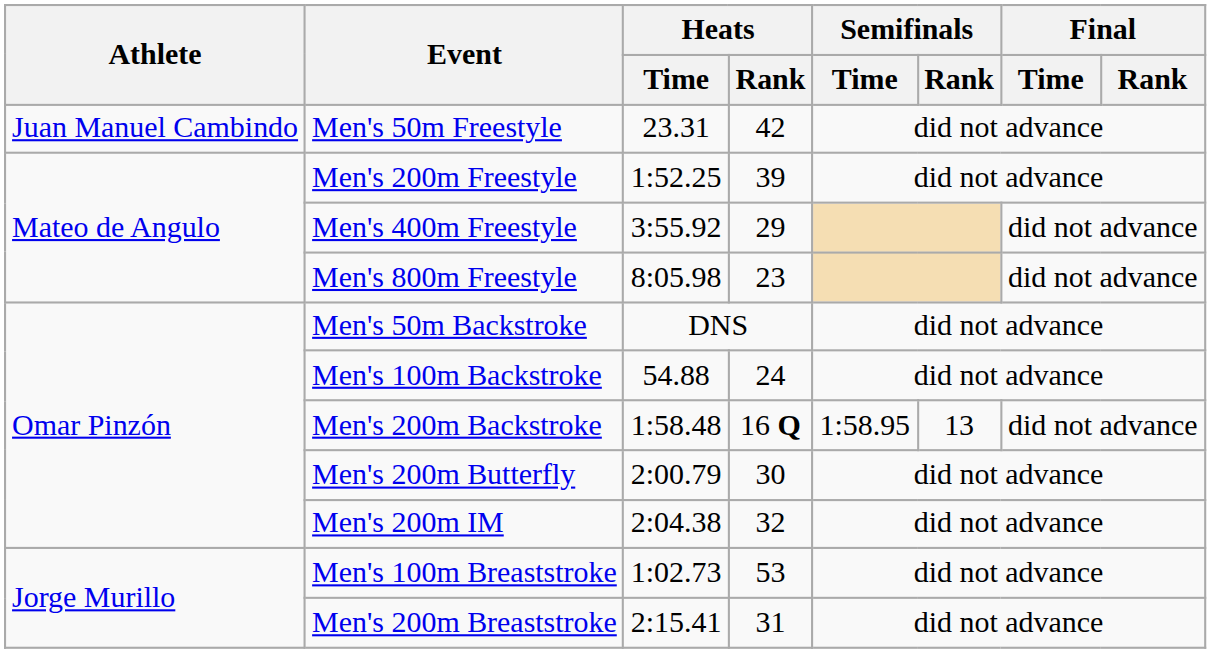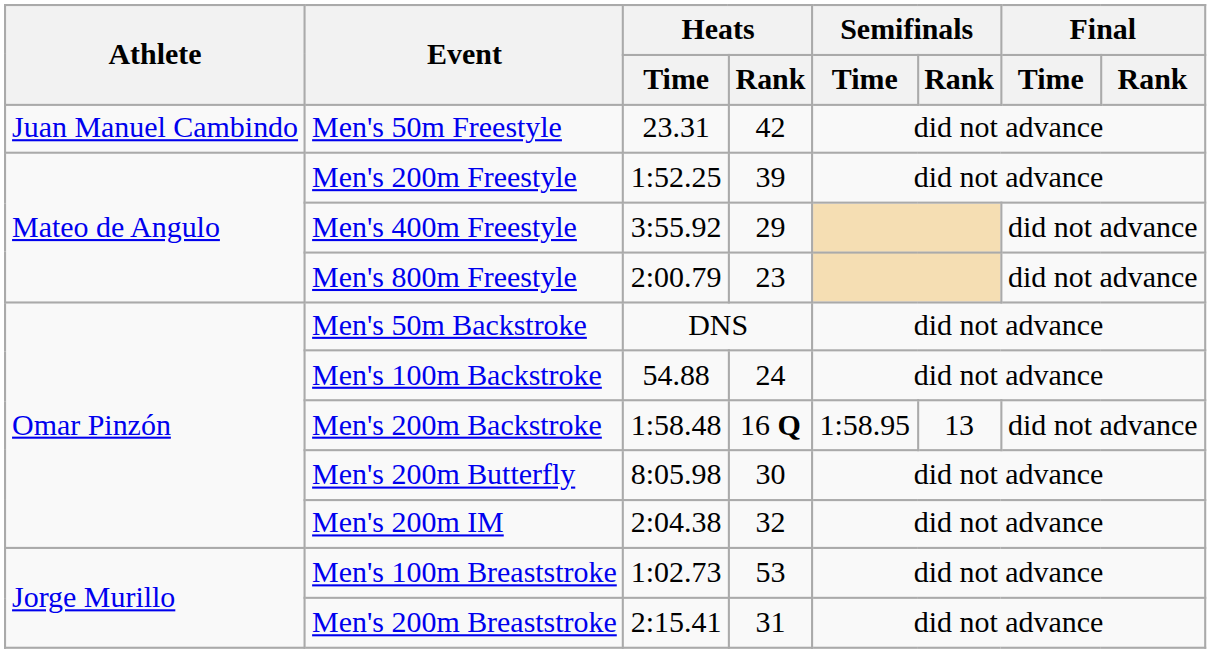(676, 276) 8:05.98 -> (676, 276) 2:00.79
(676, 474) 2:00.79 -> (676, 474) 8:05.98
